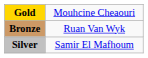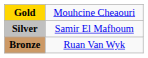rows swapped: (25, 45) <-> (25, 28)
